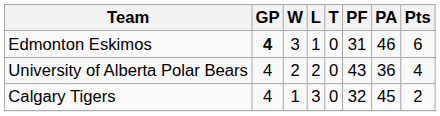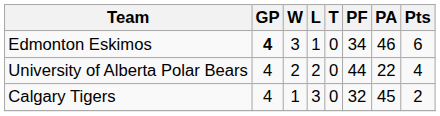(357, 44) 31 -> (357, 44) 34
(357, 70) 43 -> (357, 70) 44
(386, 70) 36 -> (386, 70) 22
